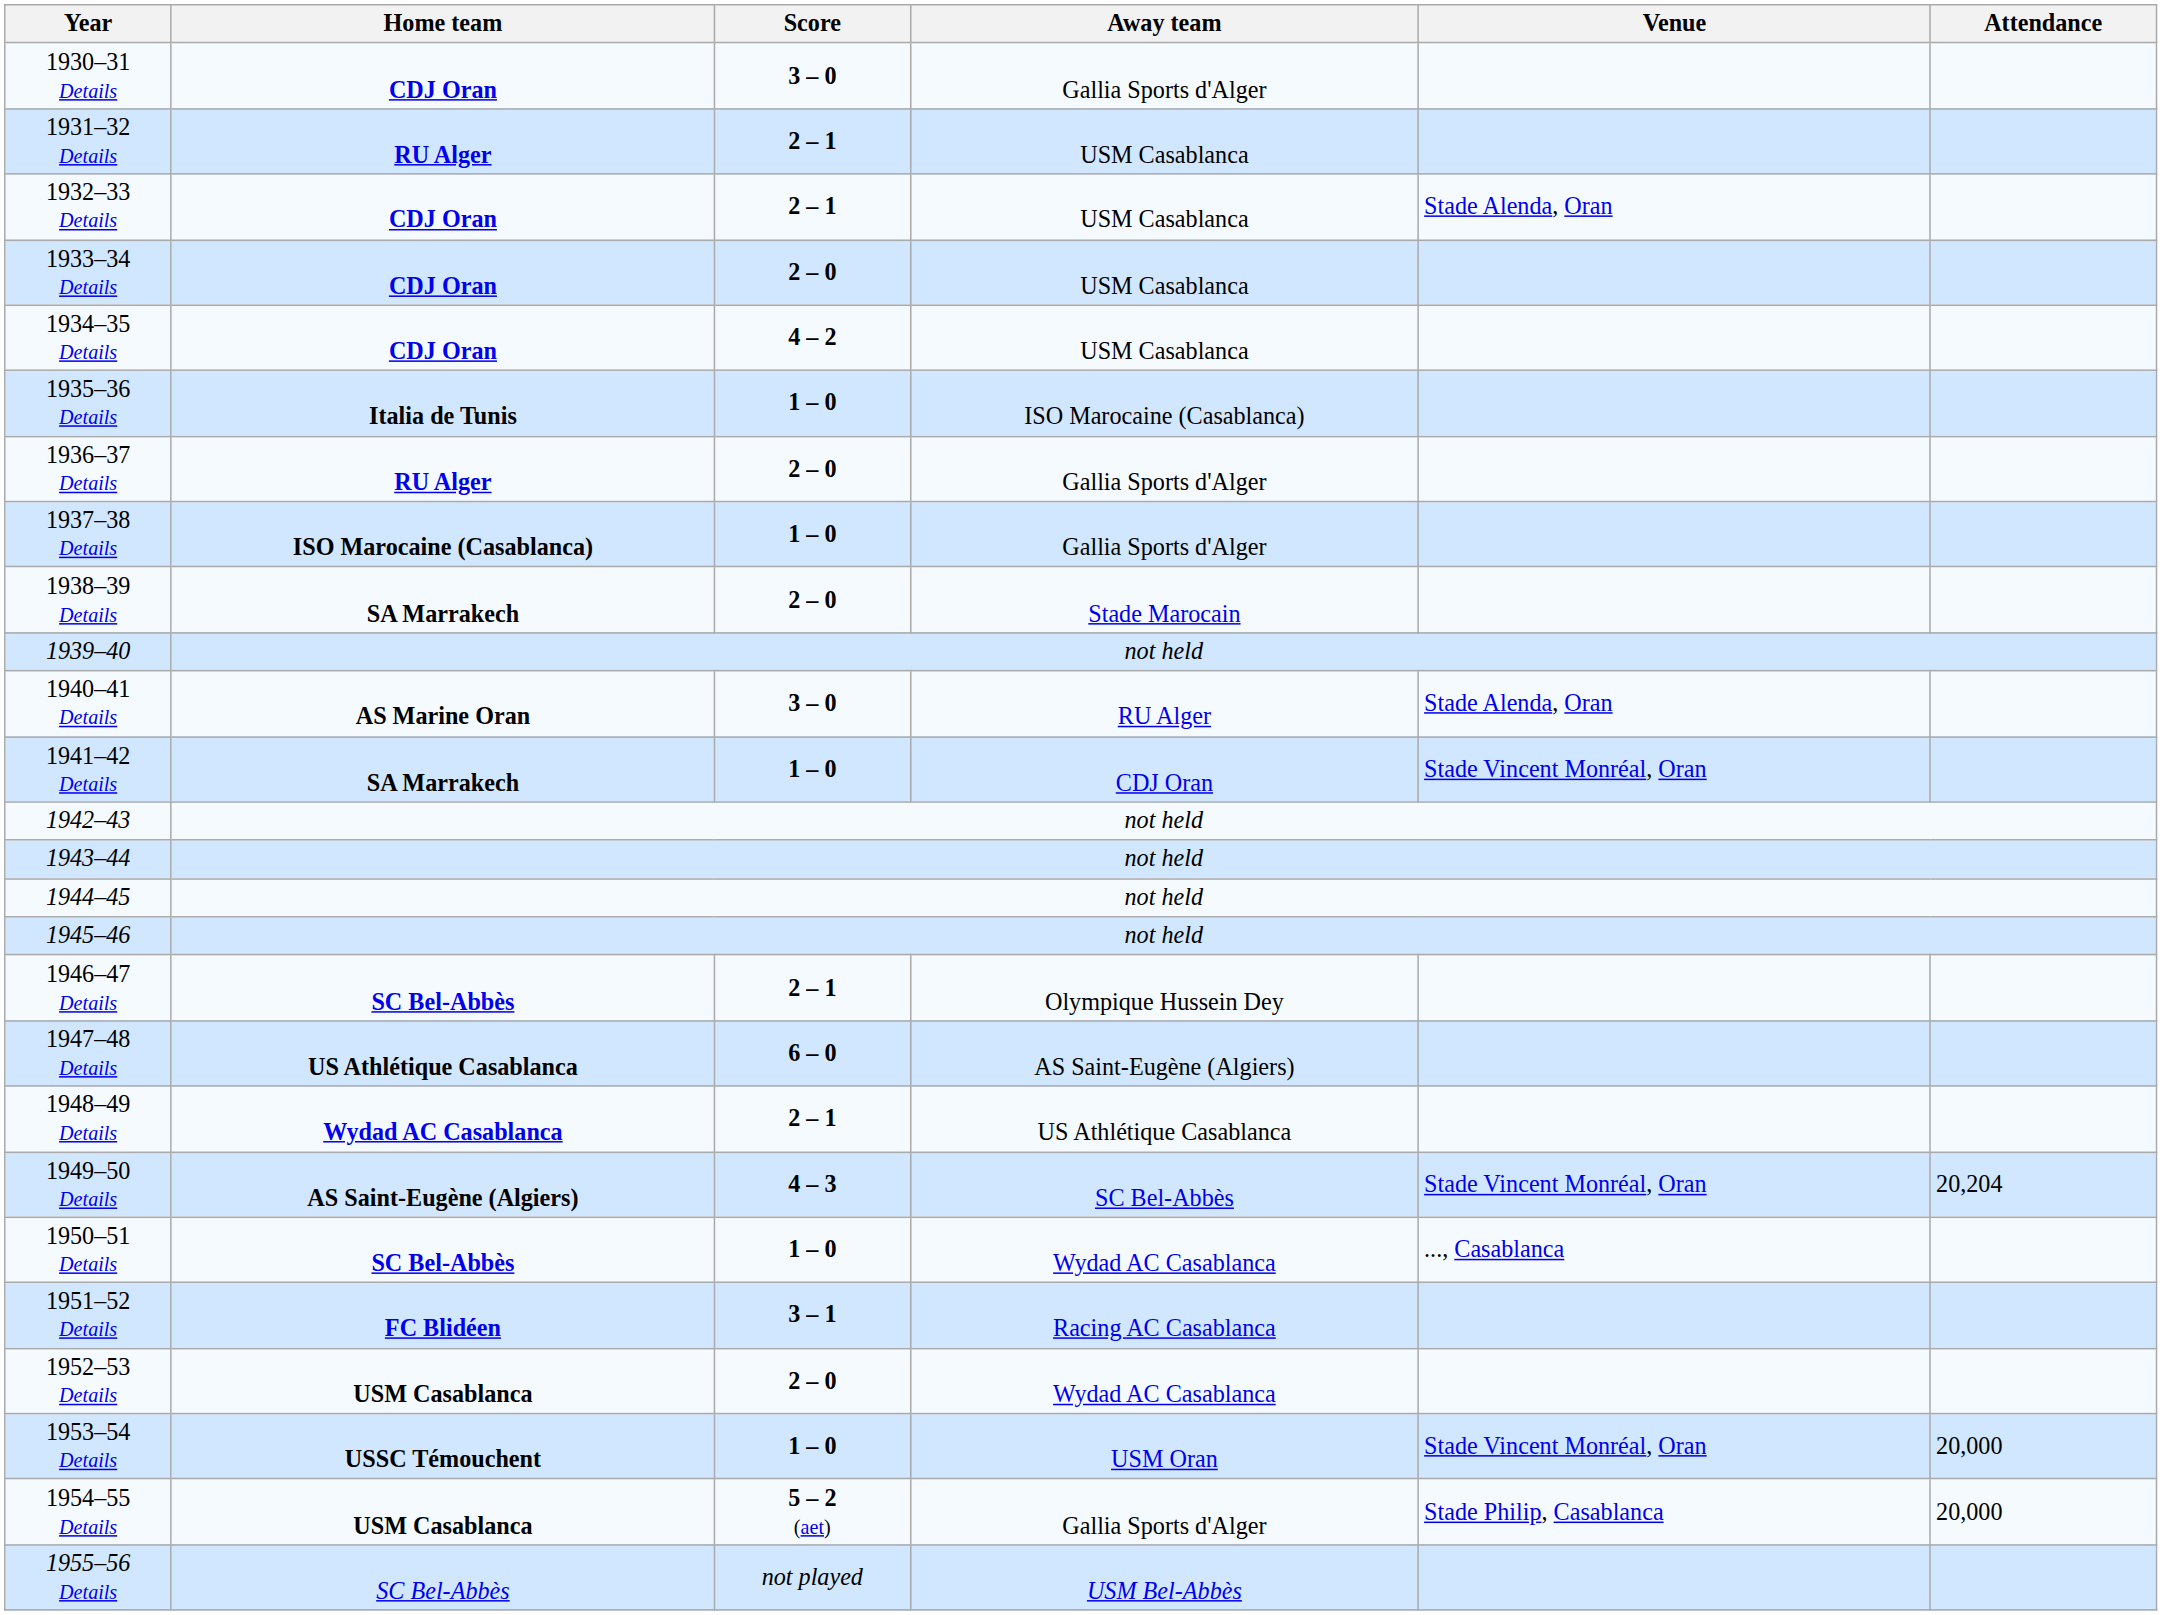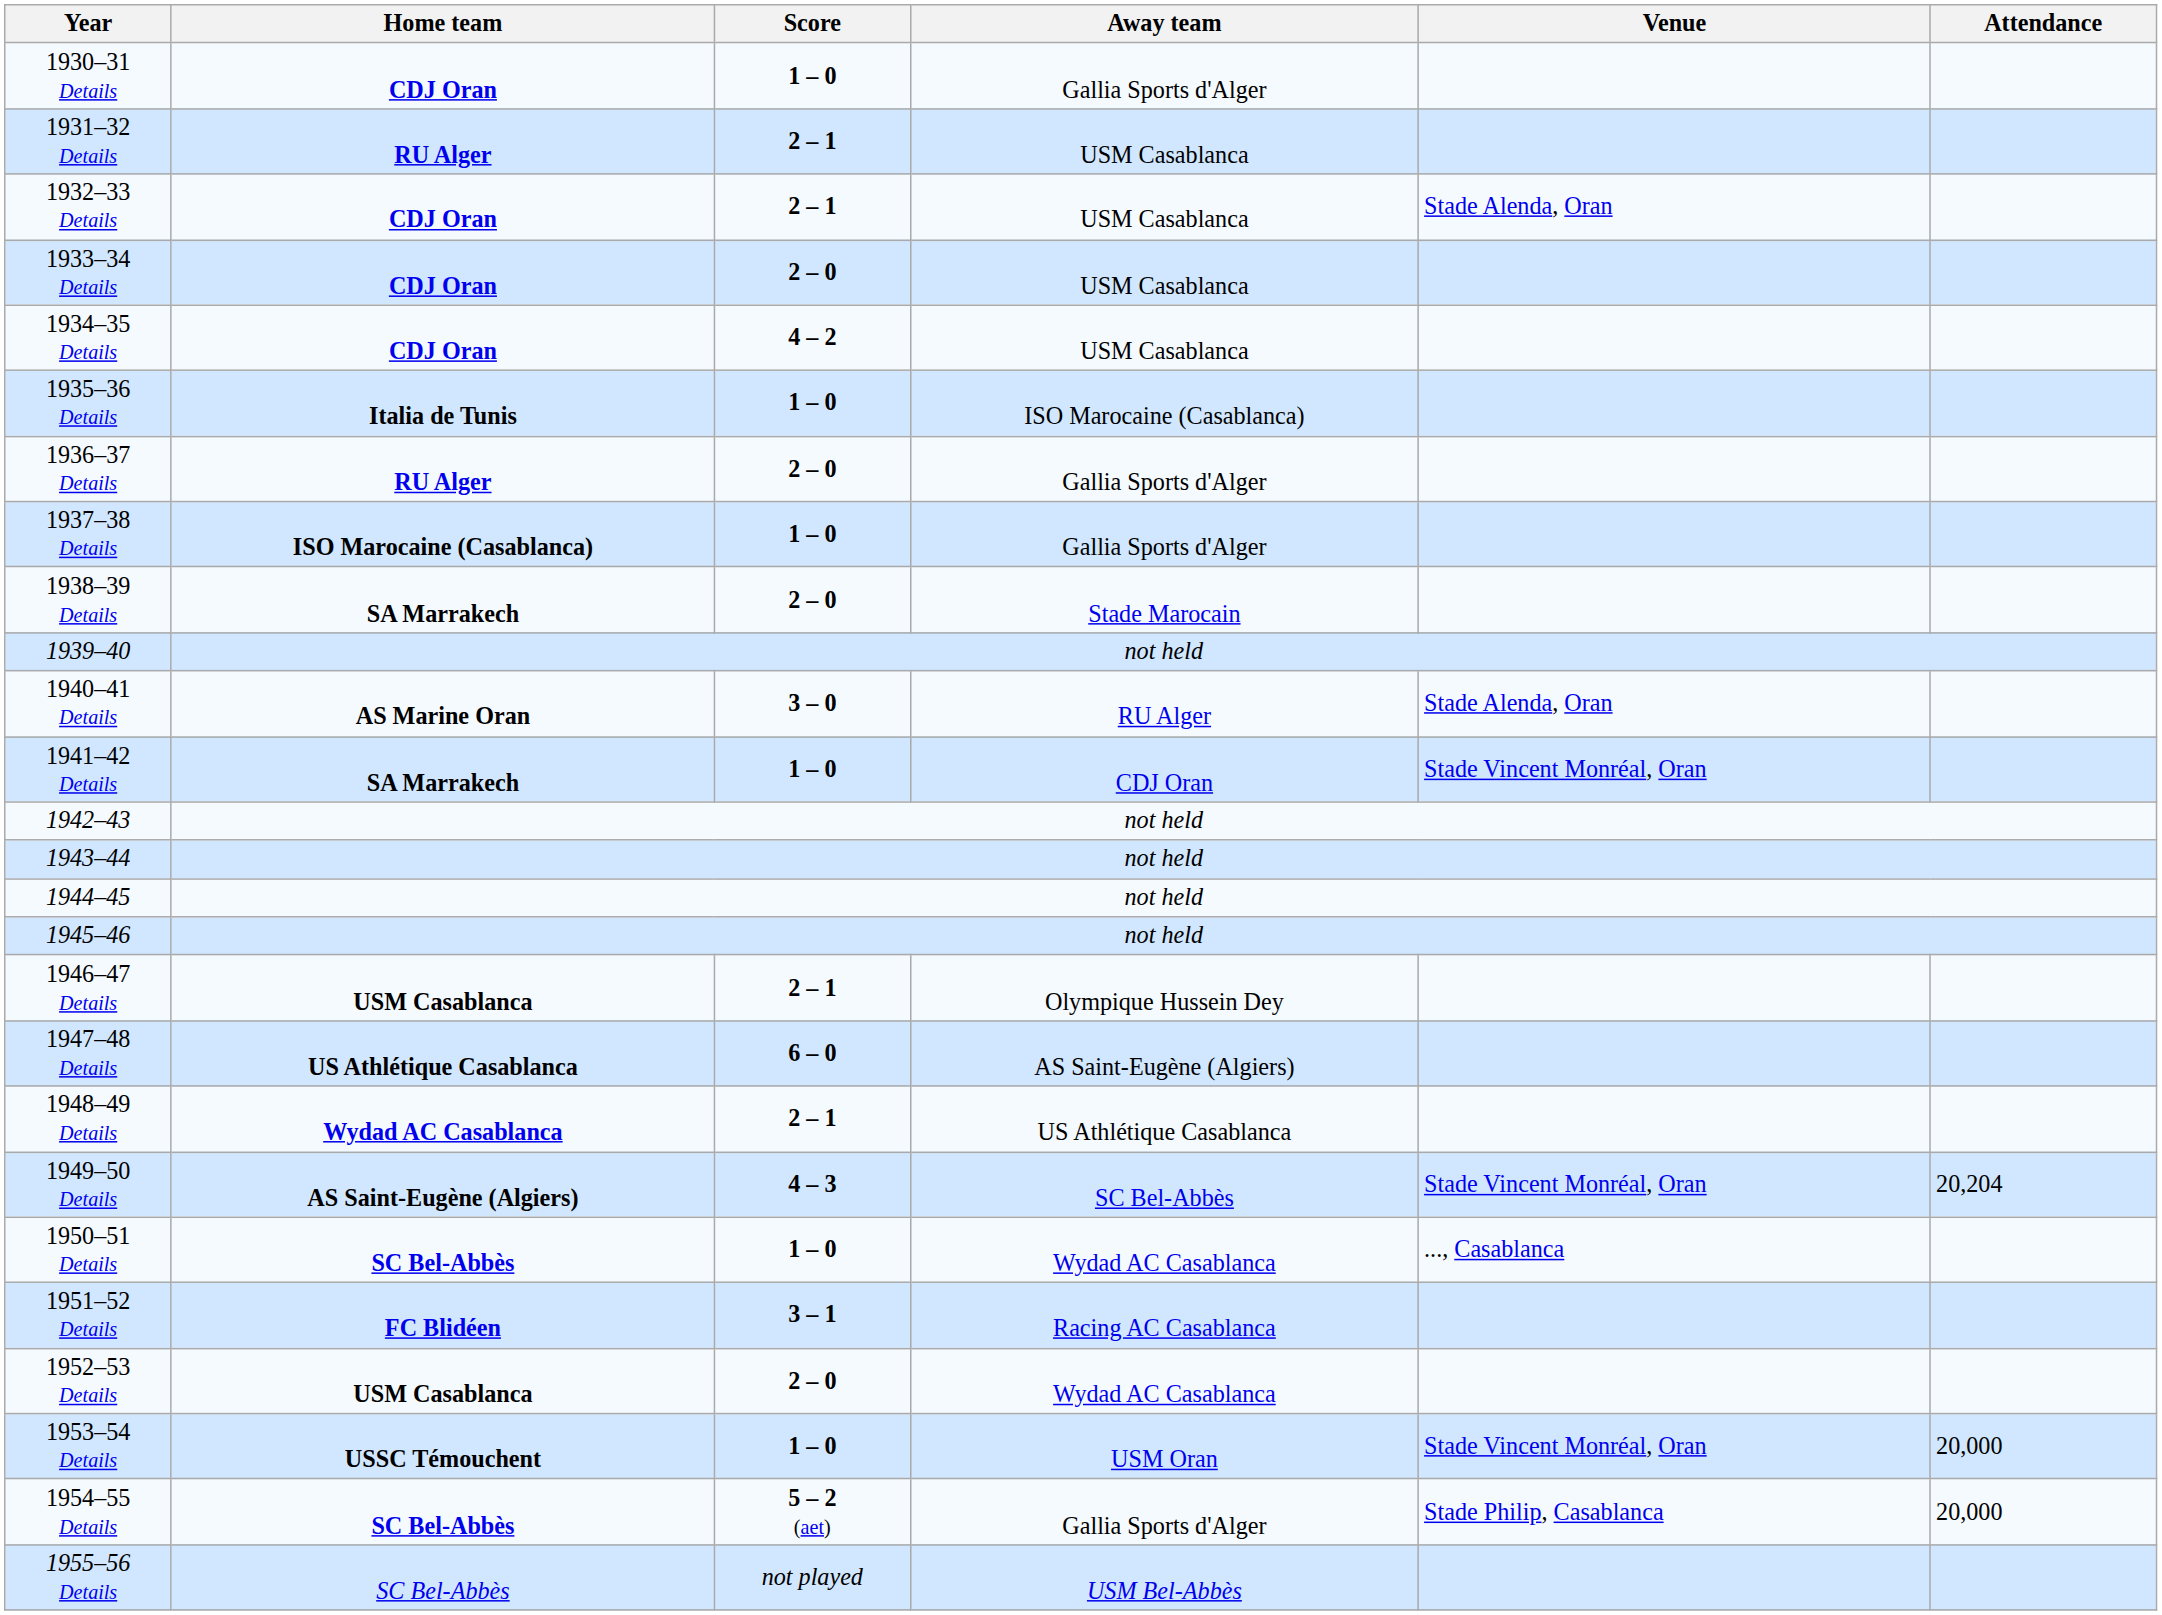(812, 75) 3 – 0 -> (812, 75) 1 – 0
(443, 1001) SC Bel-Abbès -> (443, 1001) USM Casablanca
(443, 1525) USM Casablanca -> (443, 1525) SC Bel-Abbès
